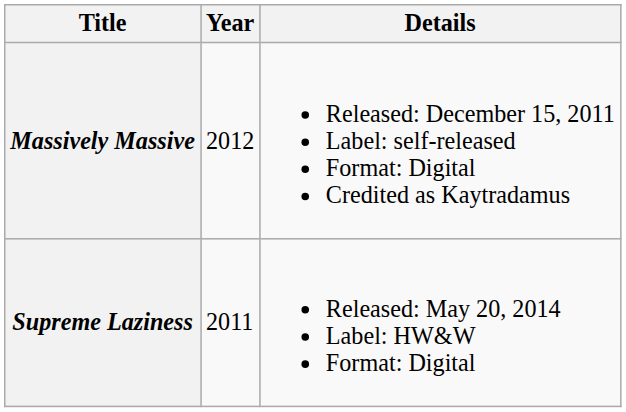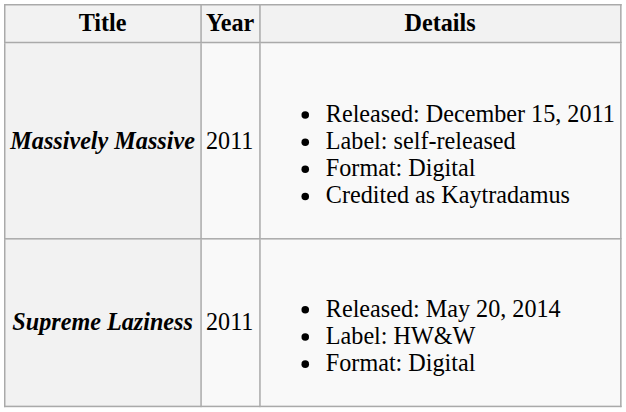(230, 140) 2012 -> (230, 140) 2011
